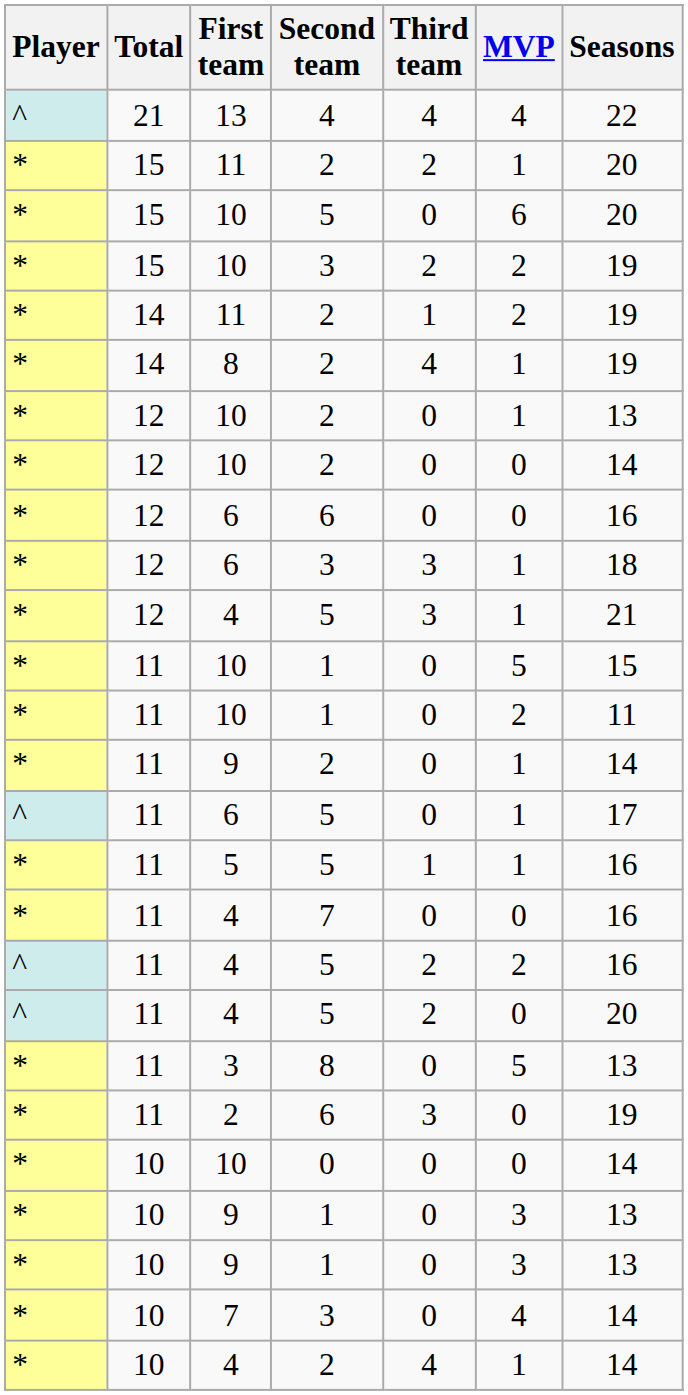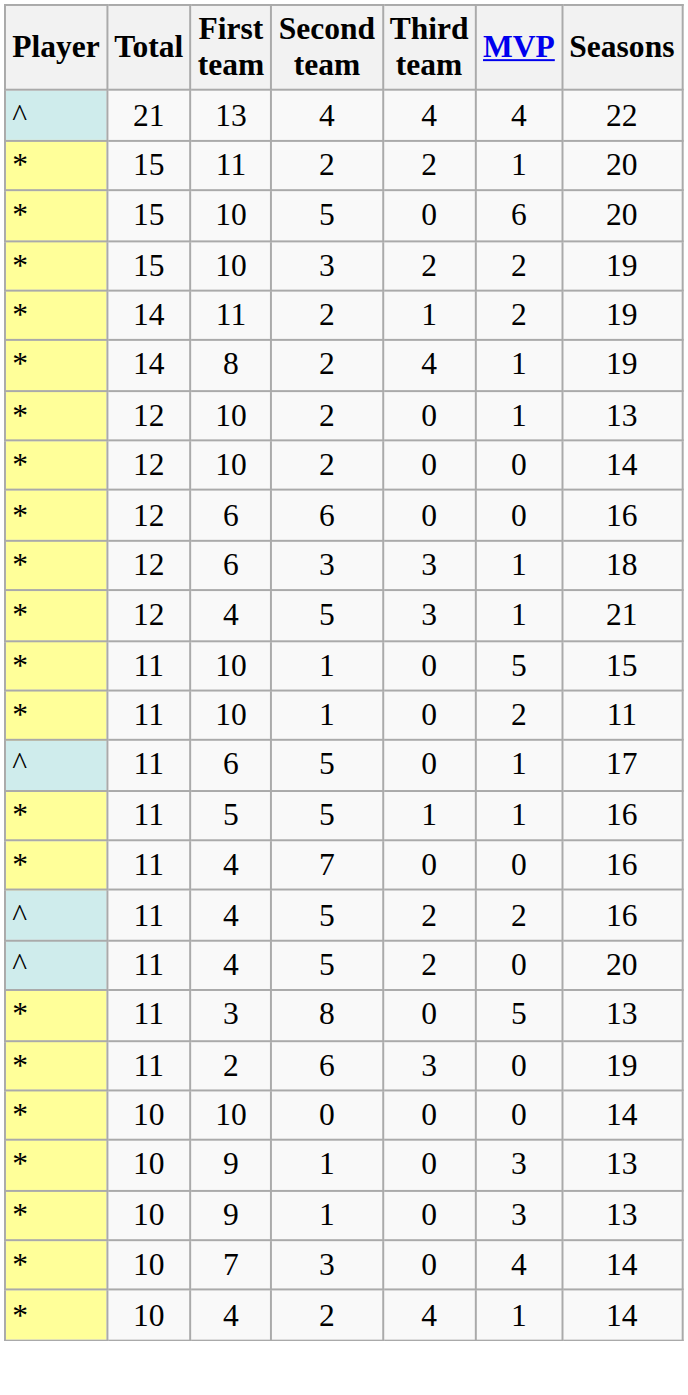- row: (231, 764)
